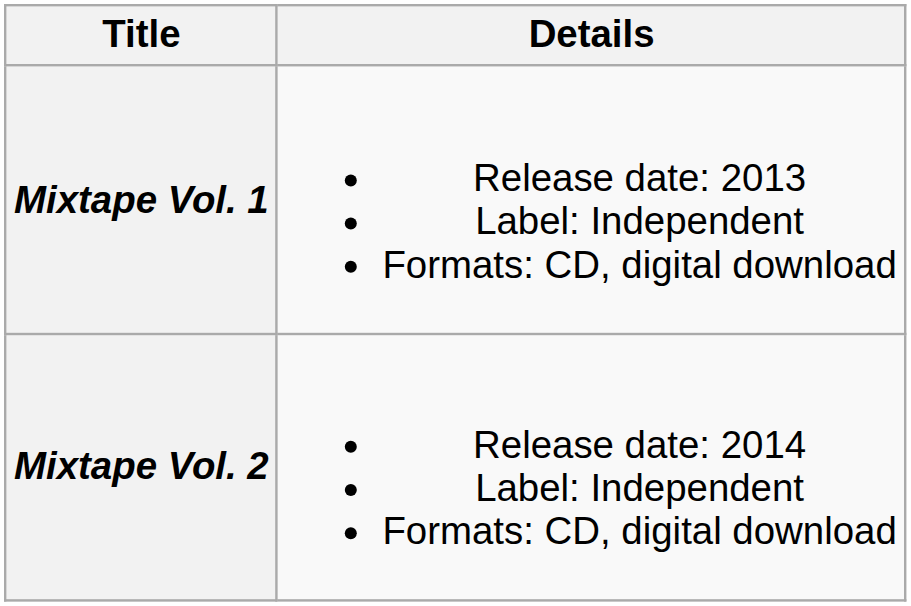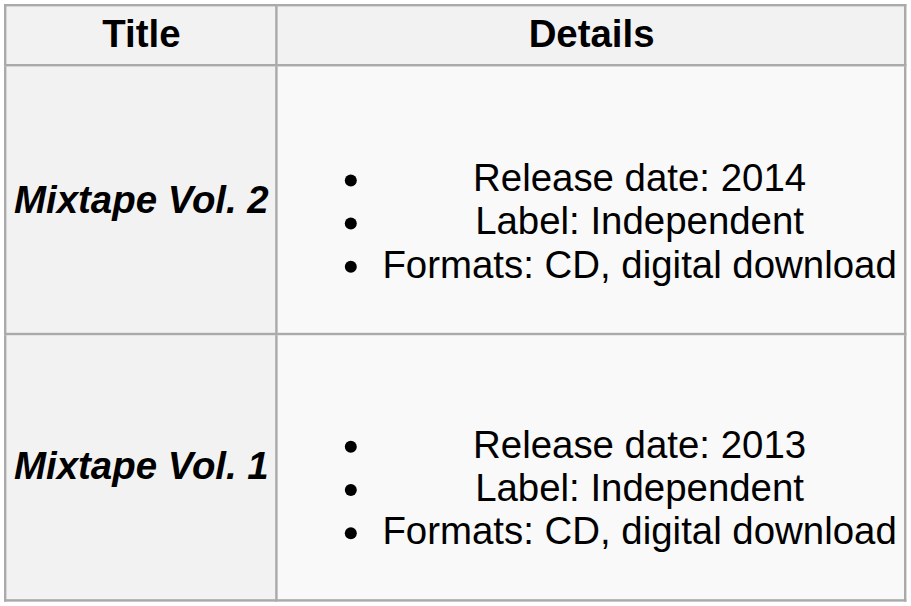rows swapped: (141, 199) <-> (141, 466)
